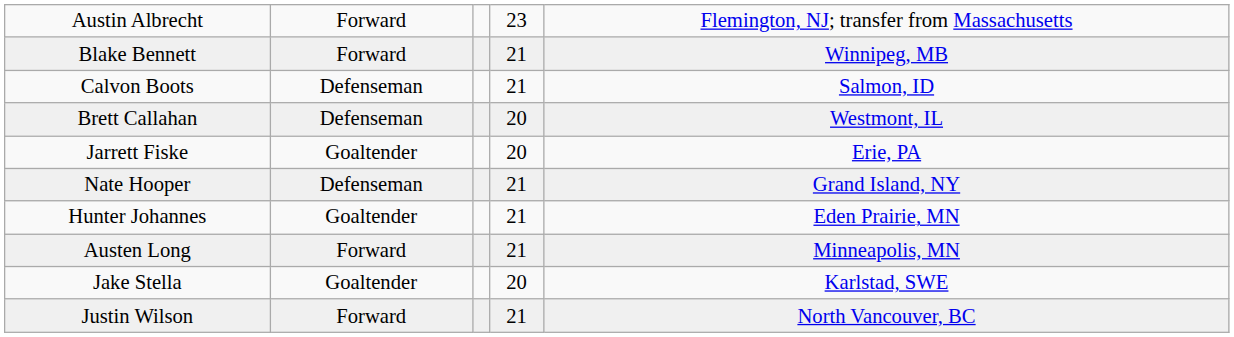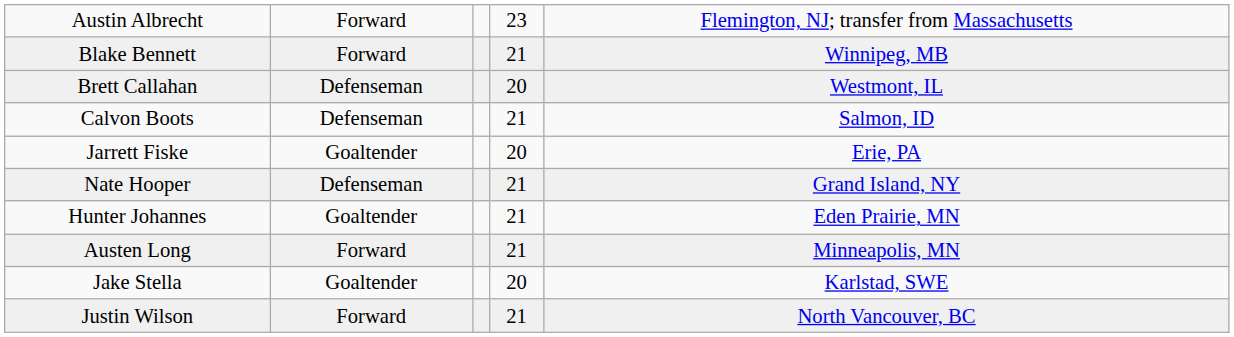rows swapped: (137, 86) <-> (137, 119)
